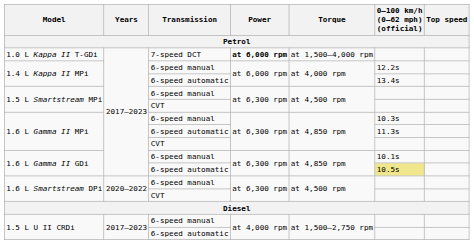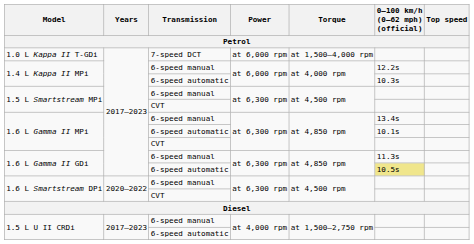(260, 54) bold -> (260, 54) normal
(388, 80) 13.4s -> (388, 80) 10.3s
(388, 118) 10.3s -> (388, 118) 13.4s
(388, 131) 11.3s -> (388, 131) 10.1s
(388, 156) 10.1s -> (388, 156) 11.3s
